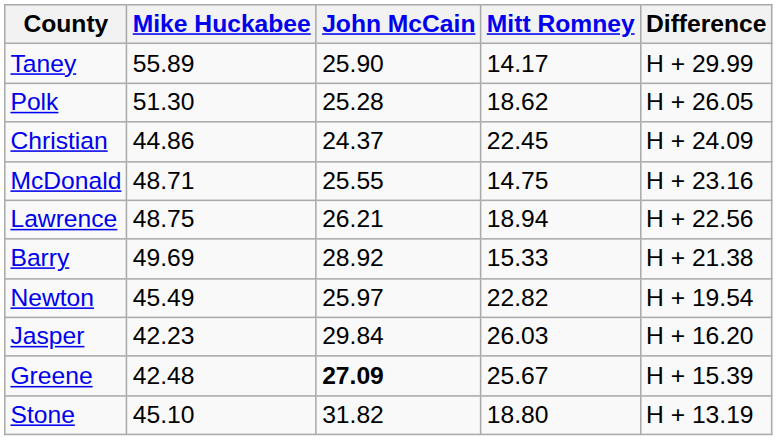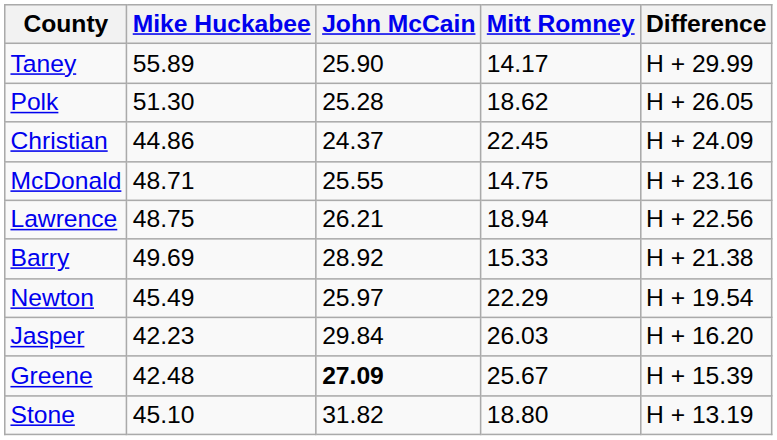(518, 297) 22.82 -> (518, 297) 22.29
